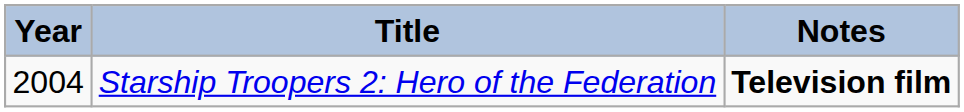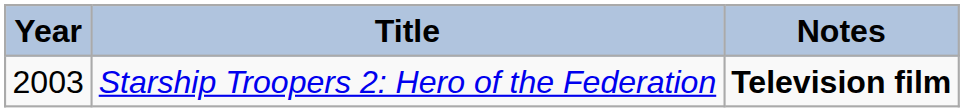(48, 81) 2004 -> (48, 81) 2003
